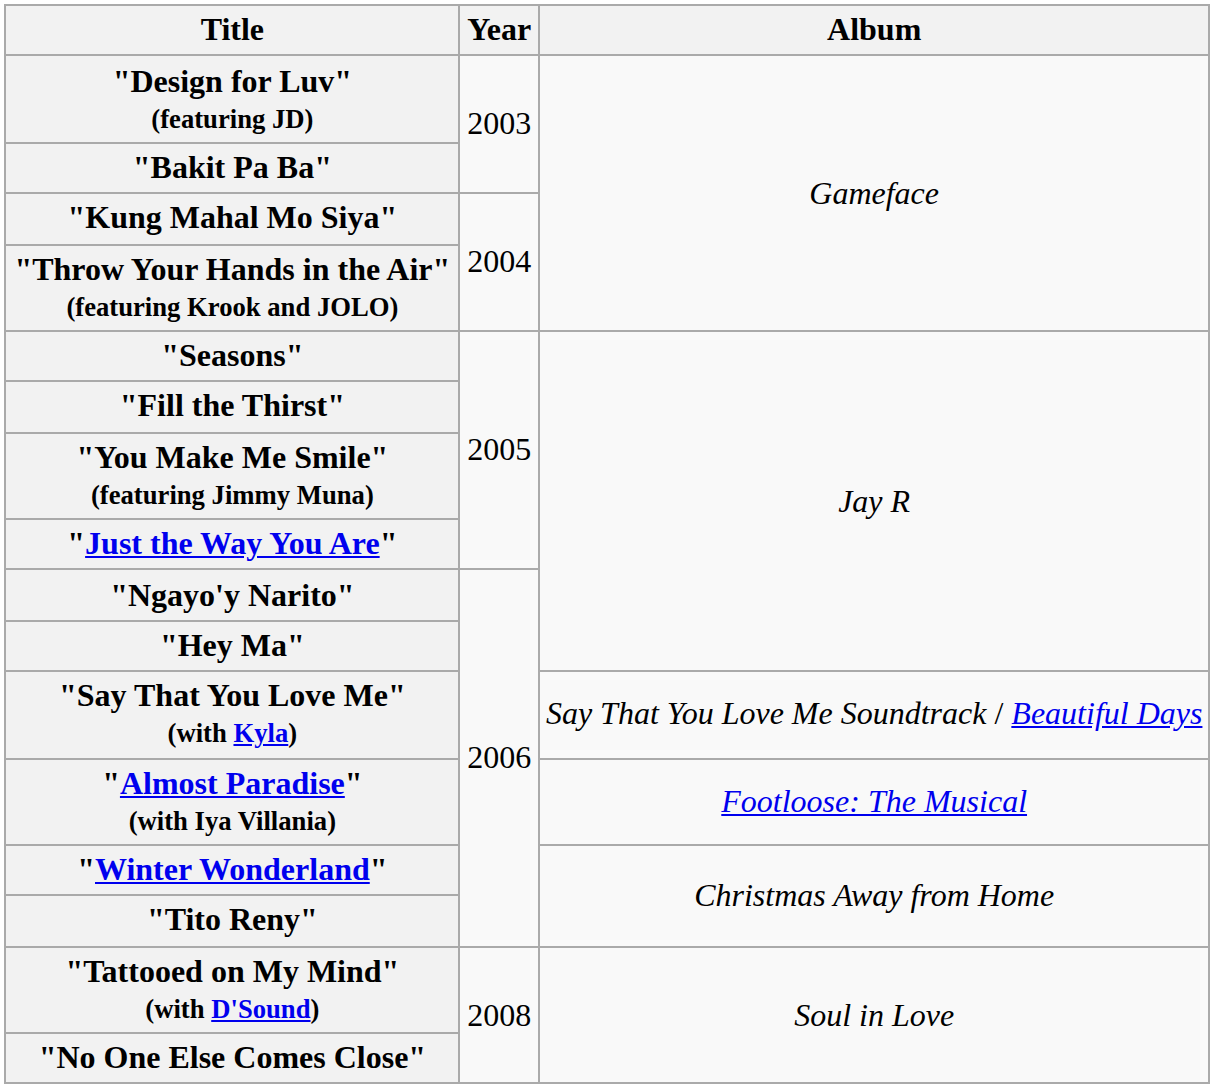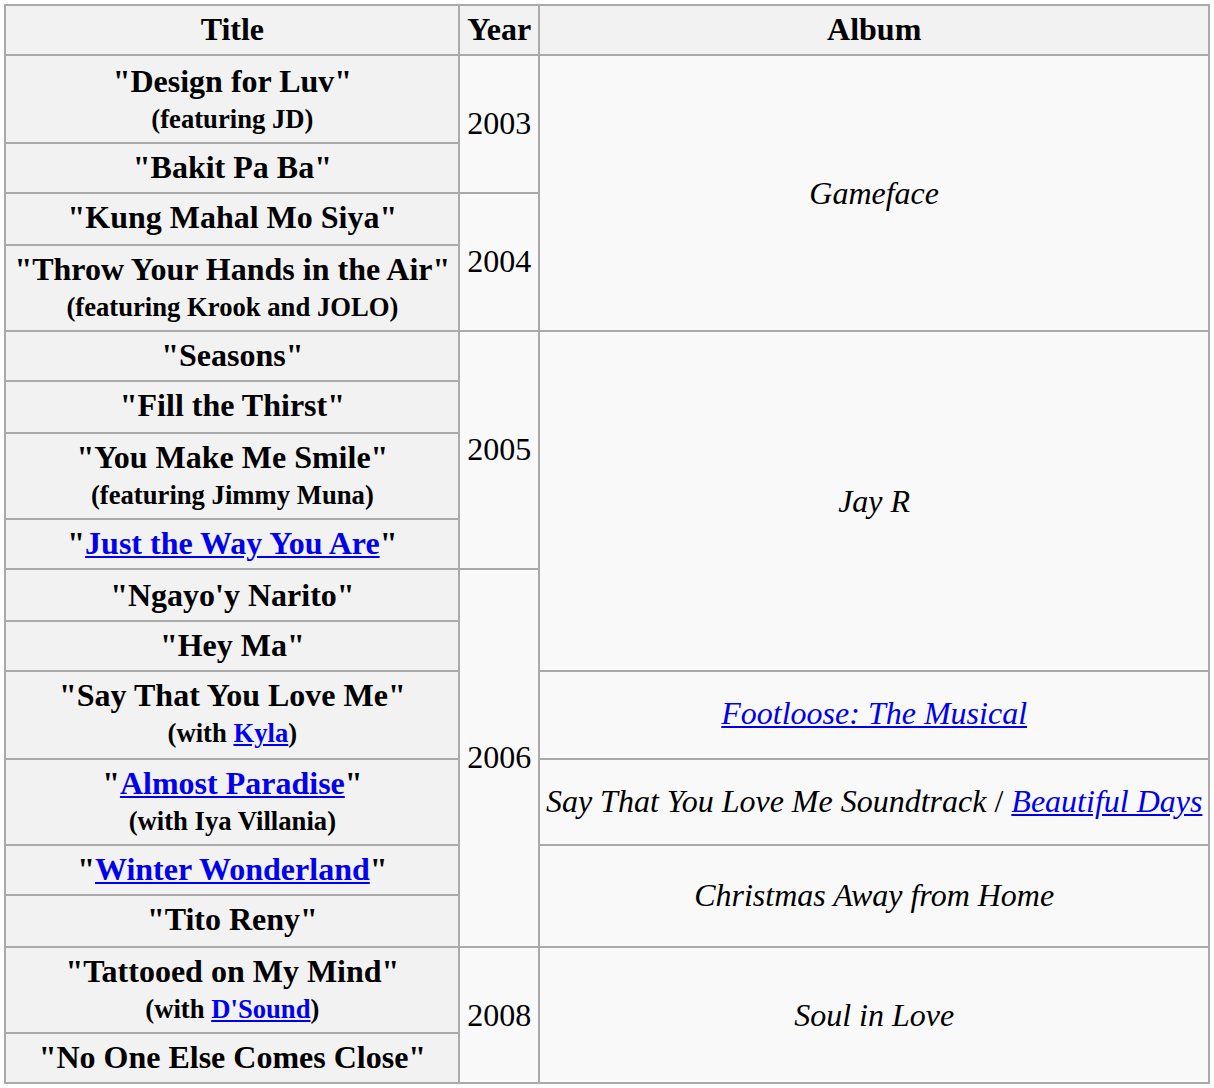(874, 714) Say That You Love Me Soundtrack / Beautiful Days -> (874, 714) Footloose: The Musical
(874, 800) Footloose: The Musical -> (874, 800) Say That You Love Me Soundtrack / Beautiful Days
